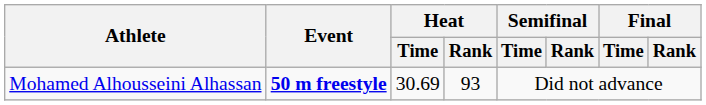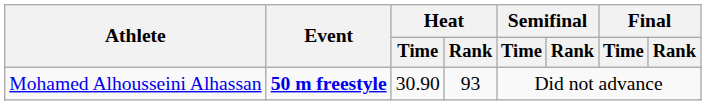(418, 83) 30.69 -> (418, 83) 30.90
